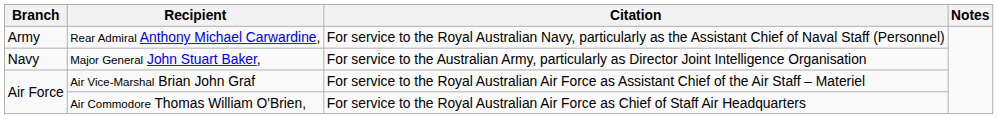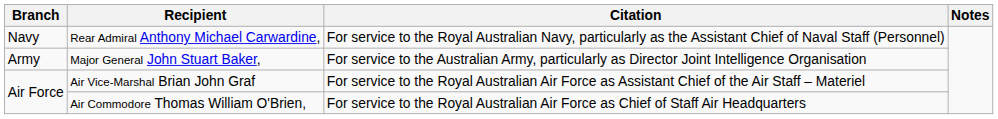(24, 37) Army -> (23, 37) Navy
(23, 59) Navy -> (24, 59) Army
